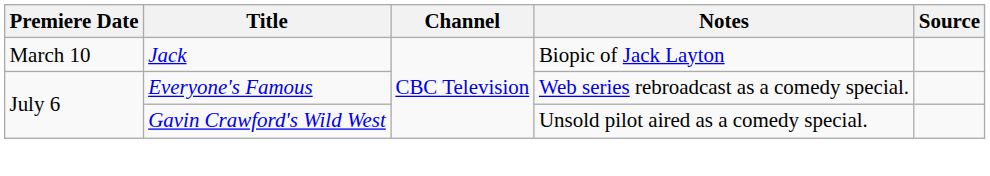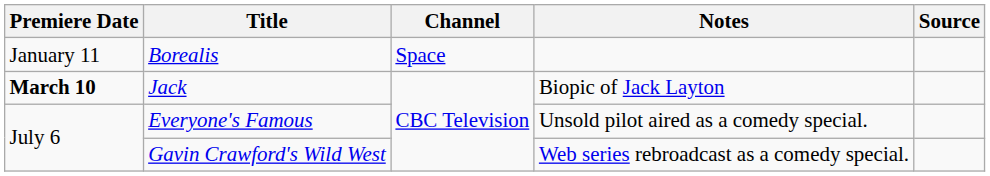+ row: (183, 54)
(50, 54) normal -> (53, 87) bold
(724, 87) Web series rebroadcast as a comedy special. -> (703, 120) Unsold pilot aired as a comedy special.
(703, 120) Unsold pilot aired as a comedy special. -> (724, 154) Web series rebroadcast as a comedy special.
